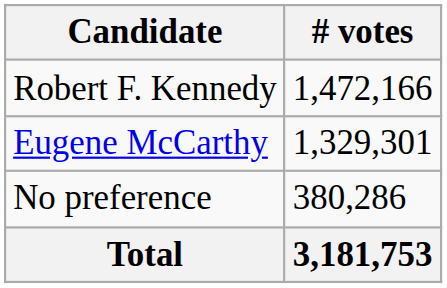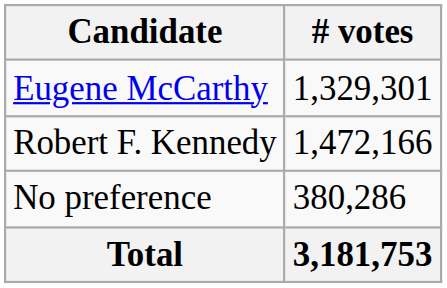rows swapped: (145, 87) <-> (141, 142)
